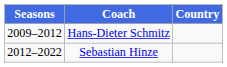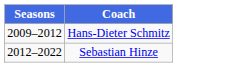- column: (197, 14)
